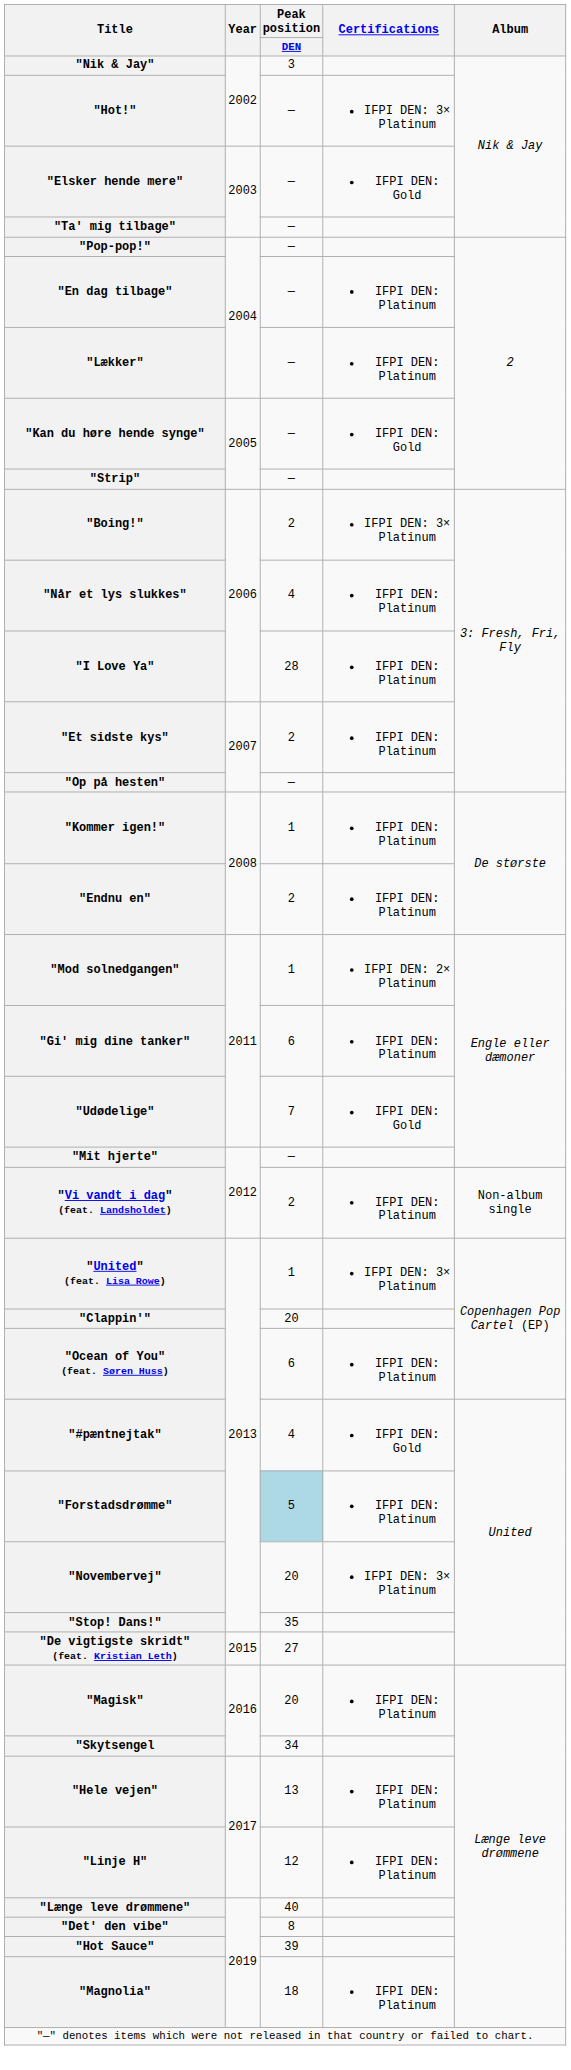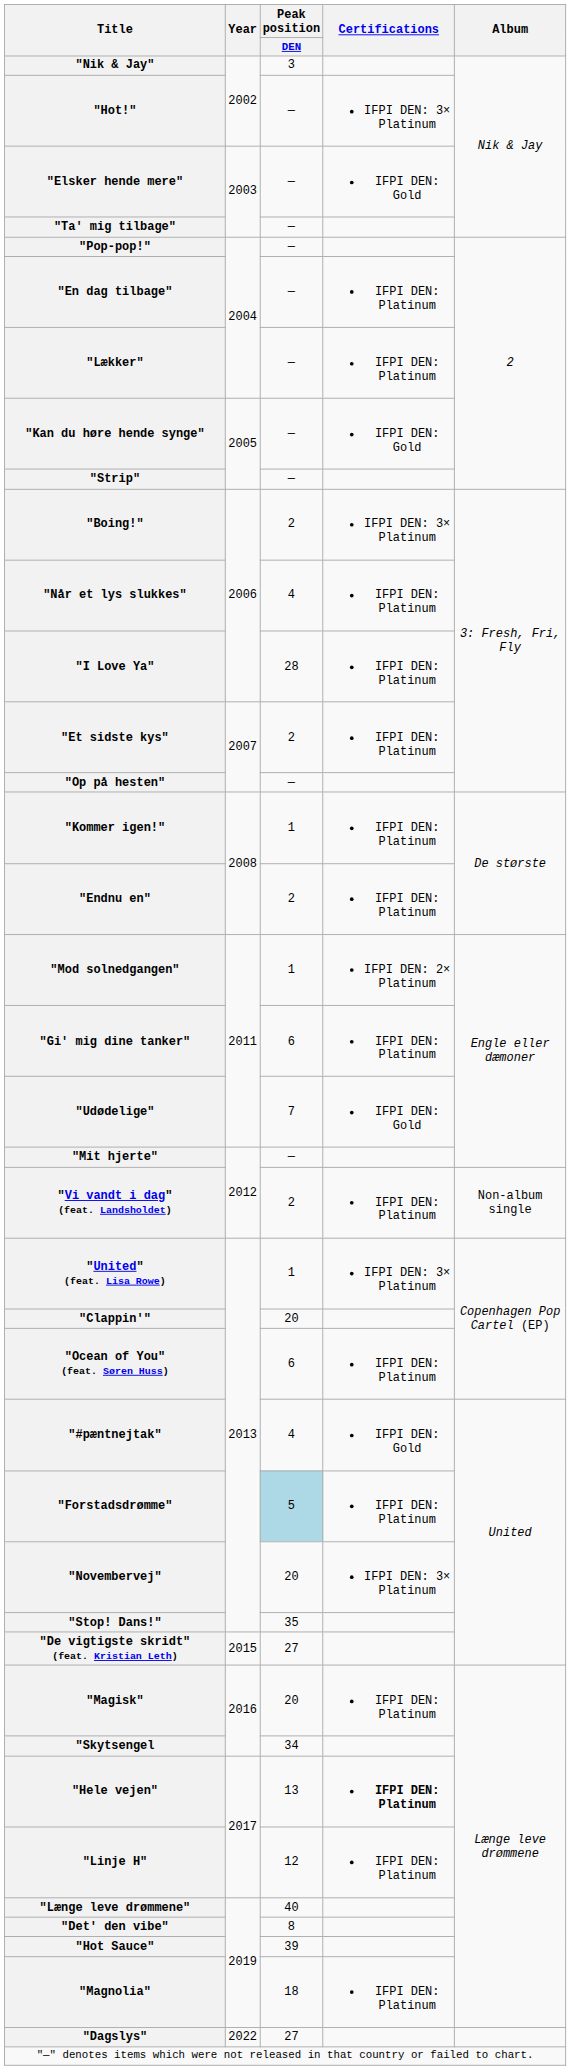(389, 1798) normal -> (389, 1798) bold
+ row: (115, 2037)
